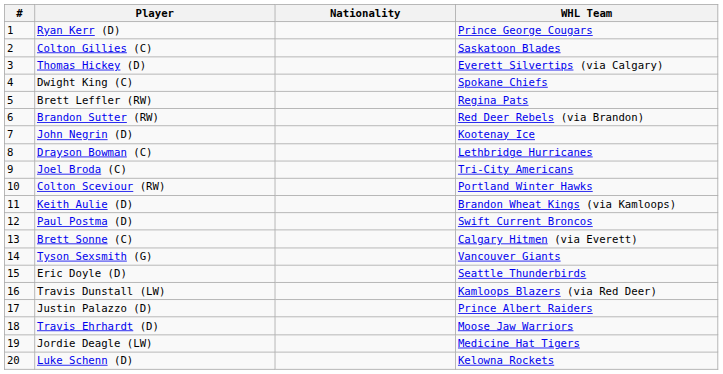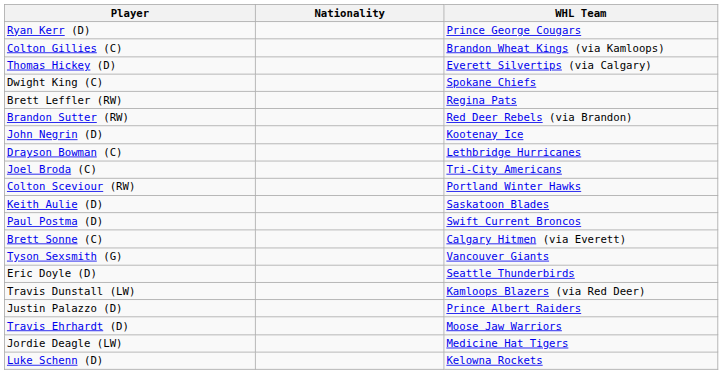- column: (19, 13)
(509, 48) Saskatoon Blades -> (556, 48) Brandon Wheat Kings (via Kamloops)
(567, 204) Brandon Wheat Kings (via Kamloops) -> (498, 204) Saskatoon Blades
